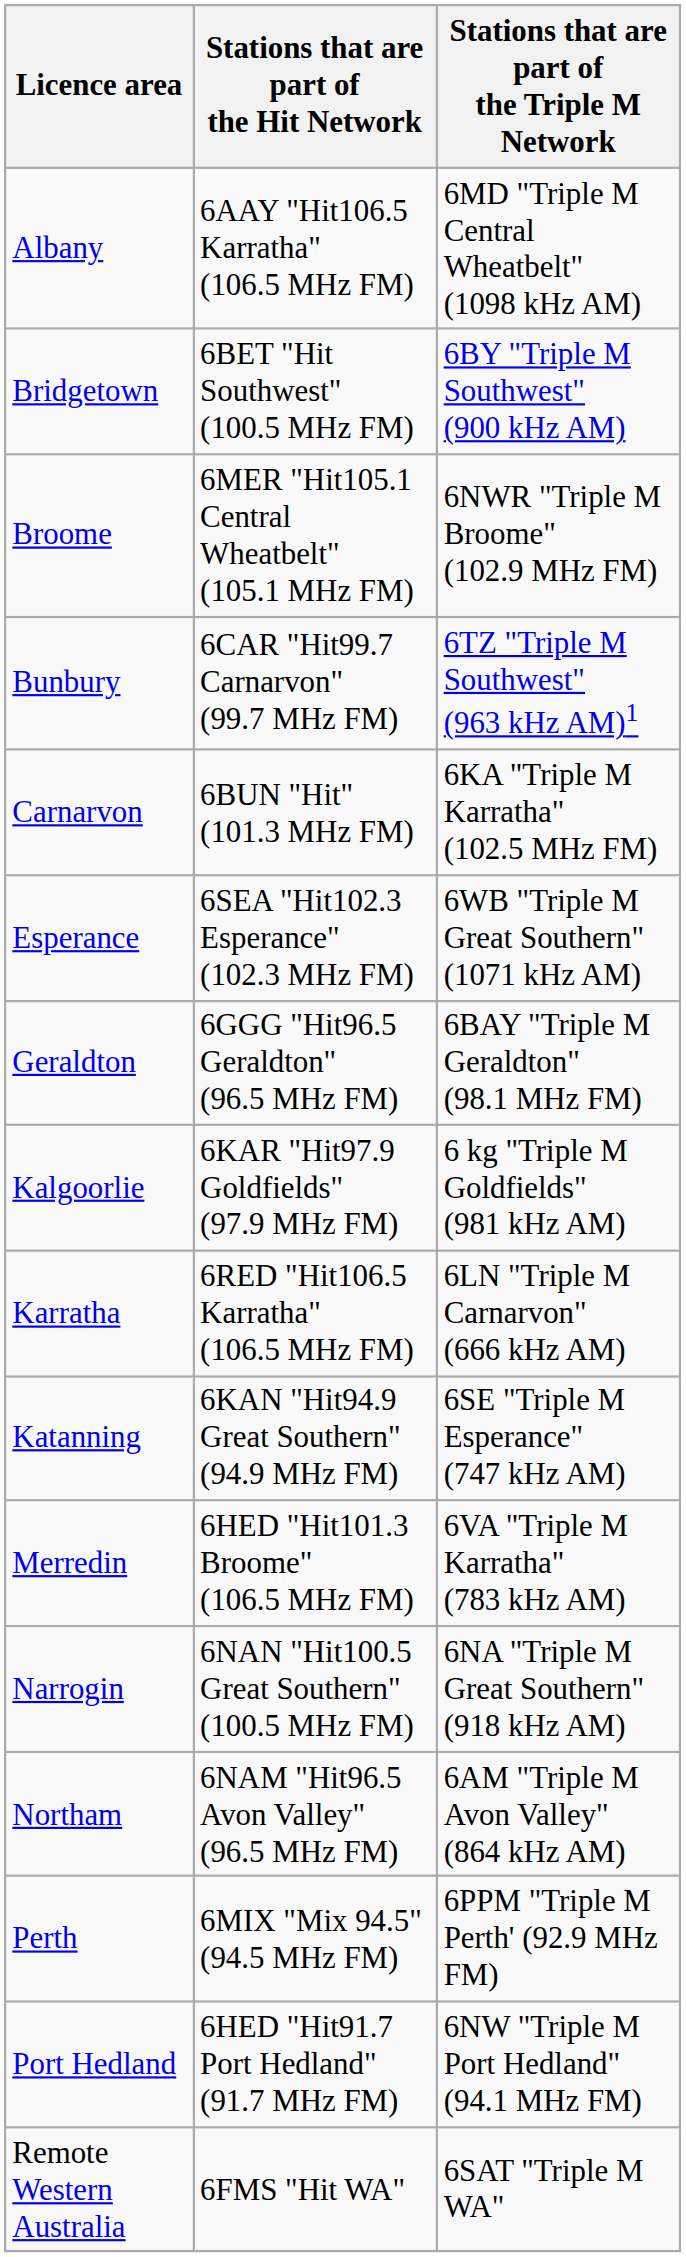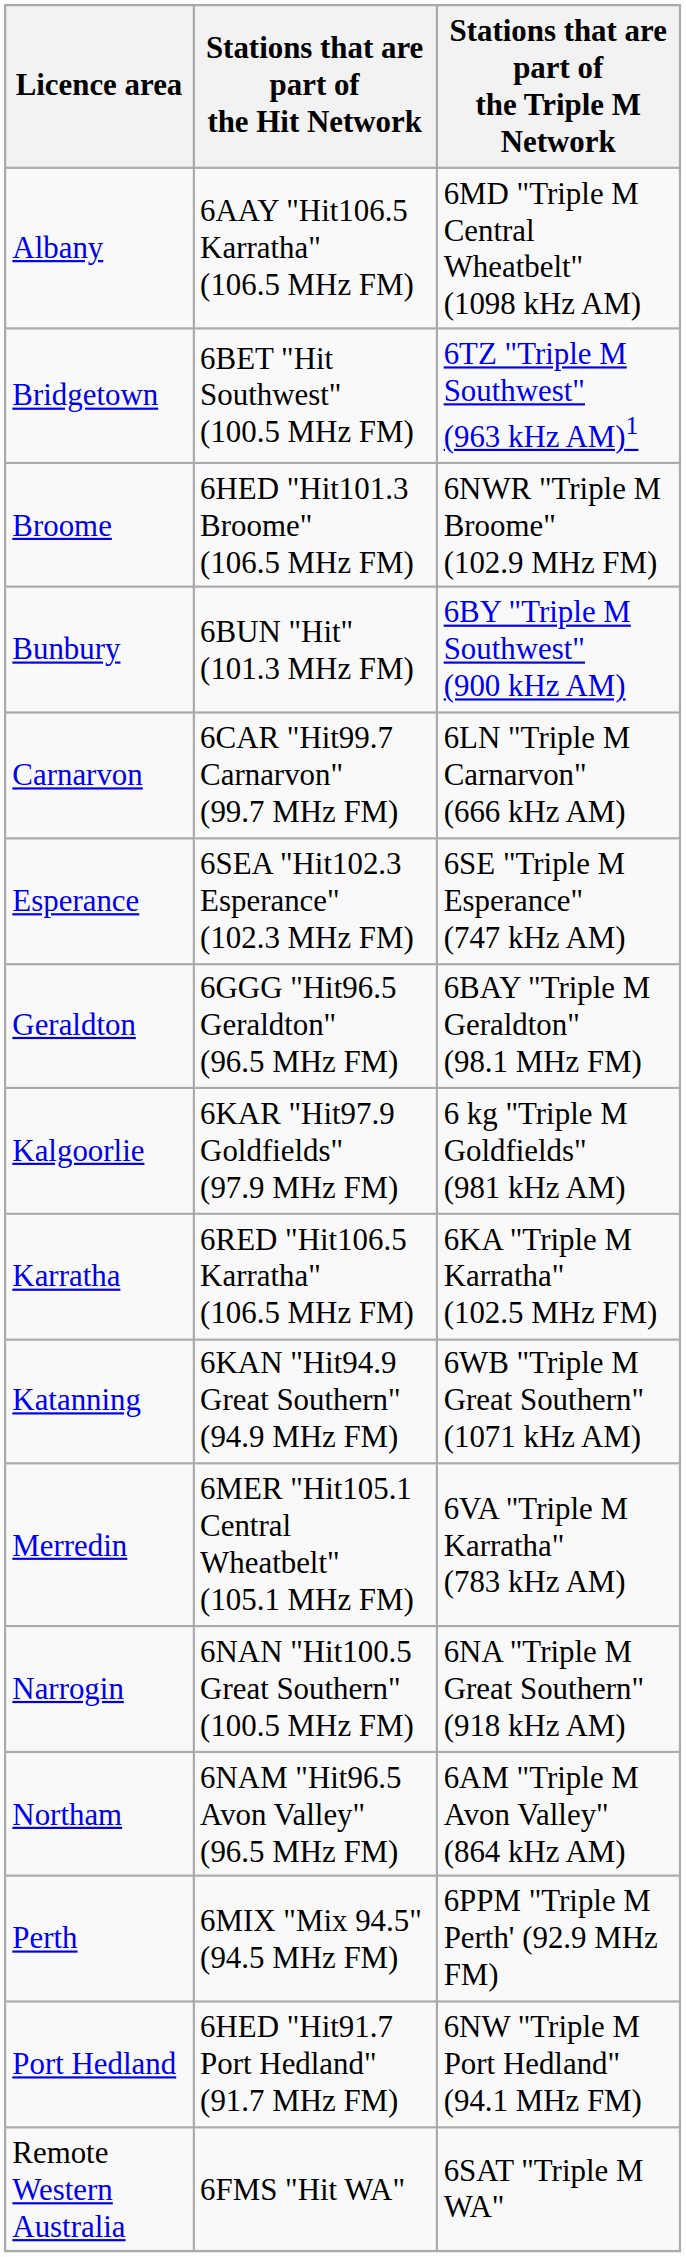(537, 391) 6BY "Triple M Southwest" (900 kHz AM) -> (541, 395) 6TZ "Triple M Southwest" (963 kHz AM)1
(307, 535) 6MER "Hit105.1 Central Wheatbelt" (105.1 MHz FM) -> (307, 524) 6HED "Hit101.3 Broome" (106.5 MHz FM)
(299, 682) 6CAR "Hit99.7 Carnarvon" (99.7 MHz FM) -> (307, 649) 6BUN "Hit" (101.3 MHz FM)
(541, 682) 6TZ "Triple M Southwest" (963 kHz AM)1 -> (537, 649) 6BY "Triple M Southwest" (900 kHz AM)
(307, 812) 6BUN "Hit" (101.3 MHz FM) -> (299, 775) 6CAR "Hit99.7 Carnarvon" (99.7 MHz FM)
(550, 812) 6KA "Triple M Karratha" (102.5 MHz FM) -> (537, 775) 6LN "Triple M Carnarvon" (666 kHz AM)
(544, 937) 6WB "Triple M Great Southern" (1071 kHz AM) -> (535, 900) 6SE "Triple M Esperance" (747 kHz AM)
(537, 1312) 6LN "Triple M Carnarvon" (666 kHz AM) -> (550, 1275) 6KA "Triple M Karratha" (102.5 MHz FM)
(535, 1437) 6SE "Triple M Esperance" (747 kHz AM) -> (544, 1401) 6WB "Triple M Great Southern" (1071 kHz AM)
(307, 1563) 6HED "Hit101.3 Broome" (106.5 MHz FM) -> (307, 1544) 6MER "Hit105.1 Central Wheatbelt" (105.1 MHz FM)
